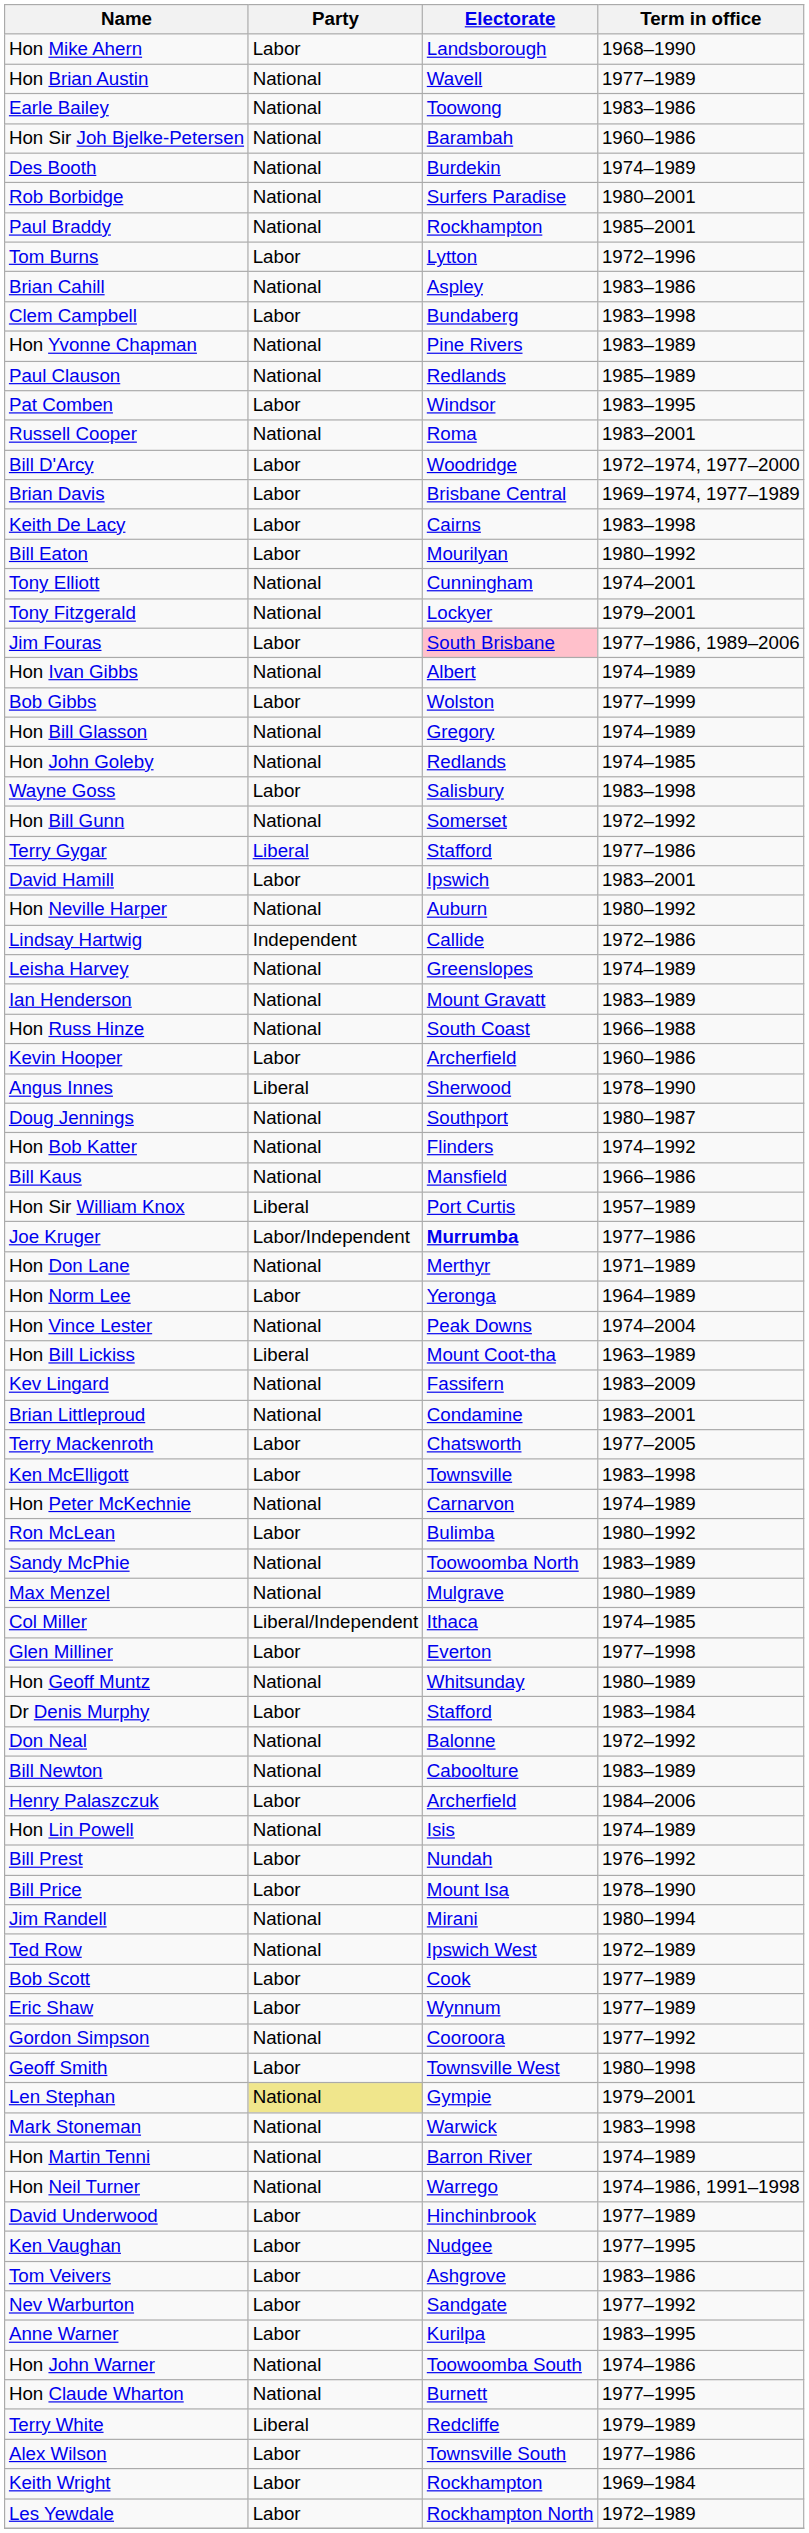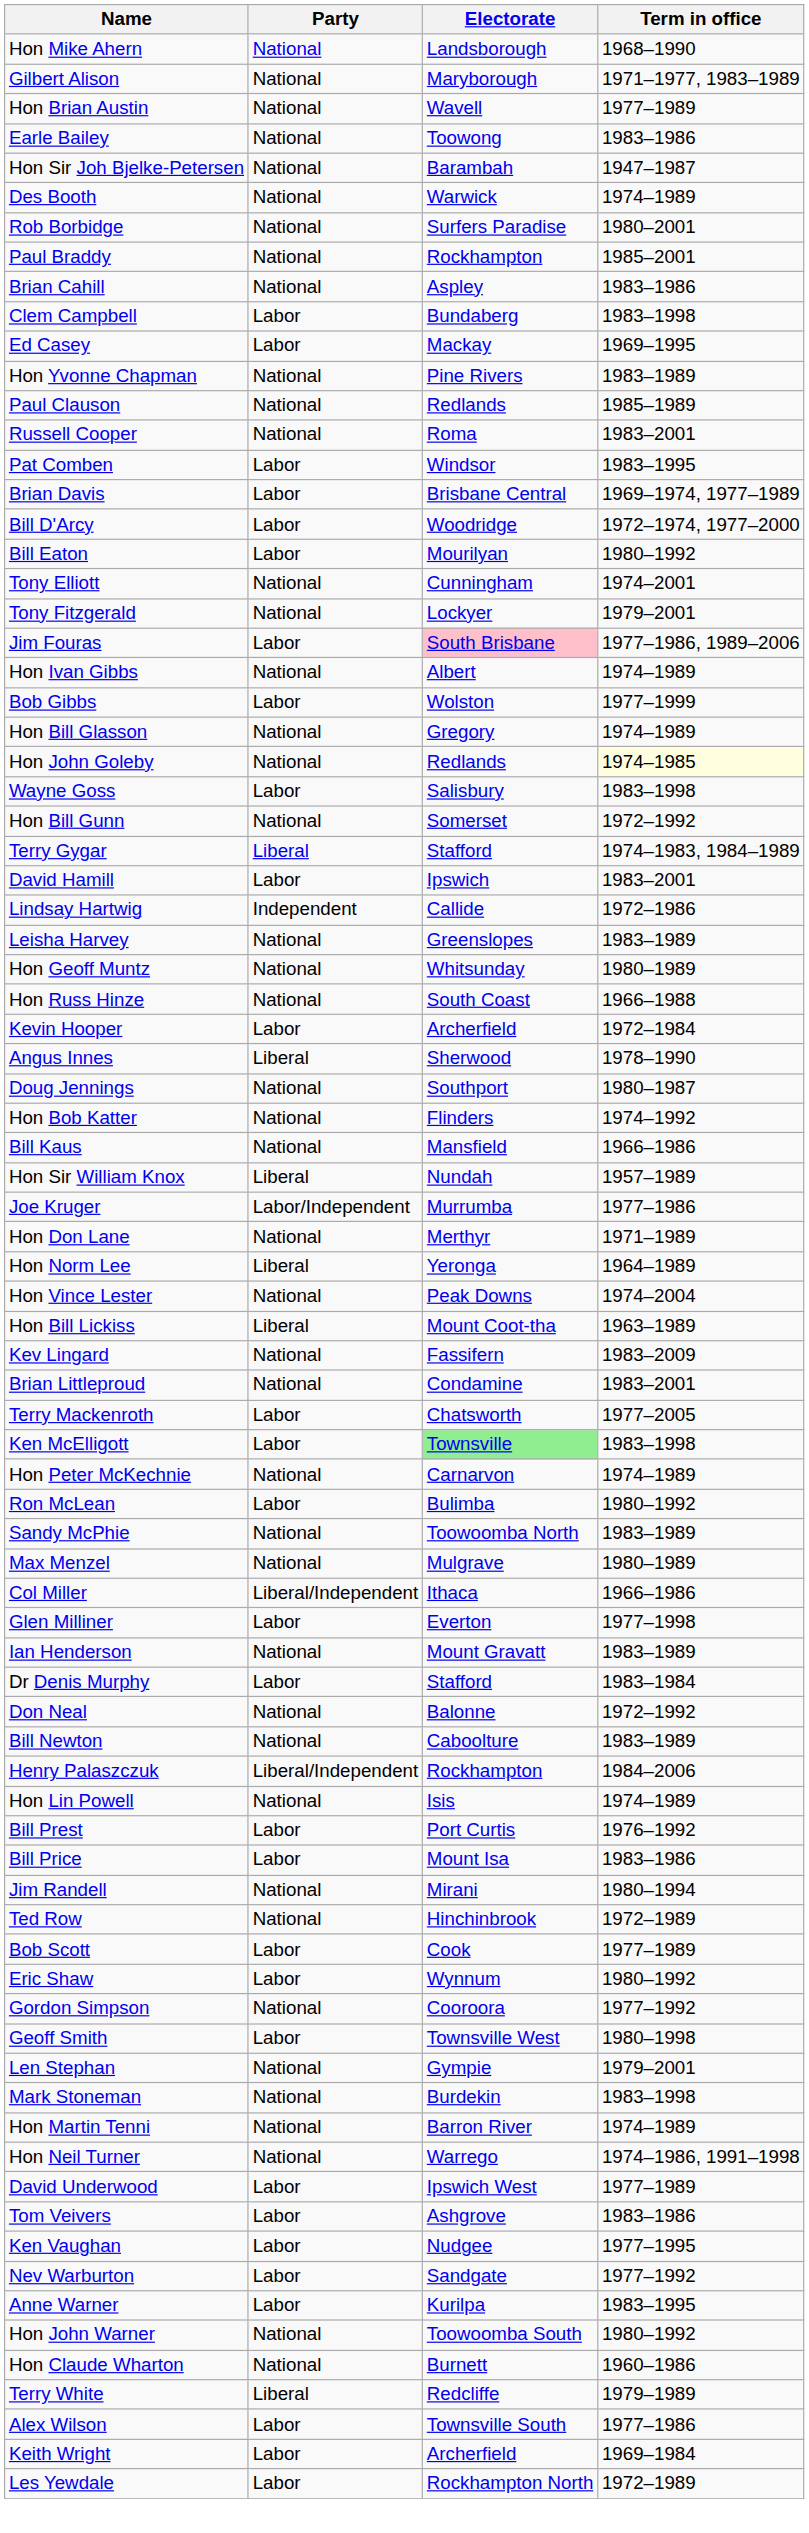(277, 49) Labor -> (287, 49) National
+ row: (64, 78)
(649, 138) 1960–1986 -> (649, 167) 1947–1987
(464, 167) Burdekin -> (462, 197) Warwick
- row: (54, 256)
+ row: (49, 345)
rows swapped: (61, 405) <-> (73, 434)
rows swapped: (51, 464) <-> (57, 494)
- row: (67, 524)
(649, 761) no background -> (649, 761) lightyellow background
(649, 850) 1977–1986 -> (701, 850) 1974–1983, 1984–1989
- row: (88, 910)
(649, 969) 1974–1989 -> (649, 939) 1983–1989
rows swapped: (70, 999) <-> (79, 1681)
(649, 1058) 1960–1986 -> (649, 1028) 1972–1984
(471, 1206) Port Curtis -> (460, 1177) Nundah
(473, 1236) bold -> (469, 1206) normal
(277, 1295) Labor -> (281, 1266) Liberal
(469, 1474) no background -> (469, 1444) lightgreen background
(649, 1622) 1974–1985 -> (649, 1592) 1966–1986
(277, 1800) Labor -> (335, 1770) Liberal/Independent
(472, 1800) Archerfield -> (485, 1770) Rockhampton
(460, 1860) Nundah -> (471, 1830) Port Curtis
(649, 1889) 1978–1990 -> (649, 1860) 1983–1986
(482, 1949) Ipswich West -> (481, 1919) Hinchinbrook
(649, 2008) 1977–1989 -> (649, 1978) 1980–1992
(287, 2097) khaki background -> (287, 2067) no background
(462, 2127) Warwick -> (464, 2097) Burdekin
(481, 2216) Hinchinbrook -> (482, 2186) Ipswich West
rows swapped: (65, 2246) <-> (60, 2275)
(649, 2364) 1974–1986 -> (649, 2335) 1980–1992
(649, 2394) 1977–1995 -> (649, 2364) 1960–1986
(485, 2483) Rockhampton -> (472, 2453) Archerfield
